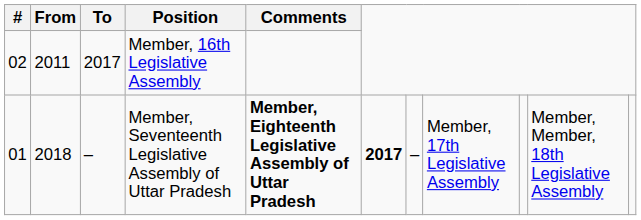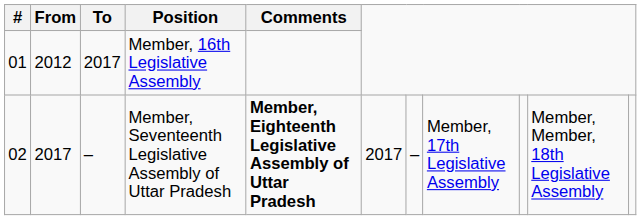(18, 62) 02 -> (18, 62) 01
(52, 62) 2011 -> (53, 62) 2012
(18, 154) 01 -> (18, 154) 02
(53, 154) 2018 -> (53, 154) 2017
(384, 154) bold -> (384, 154) normal
